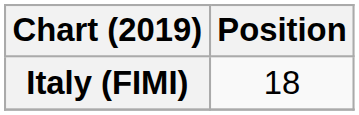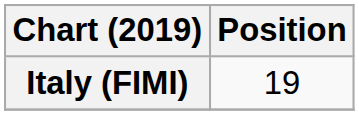(282, 82) 18 -> (282, 82) 19
